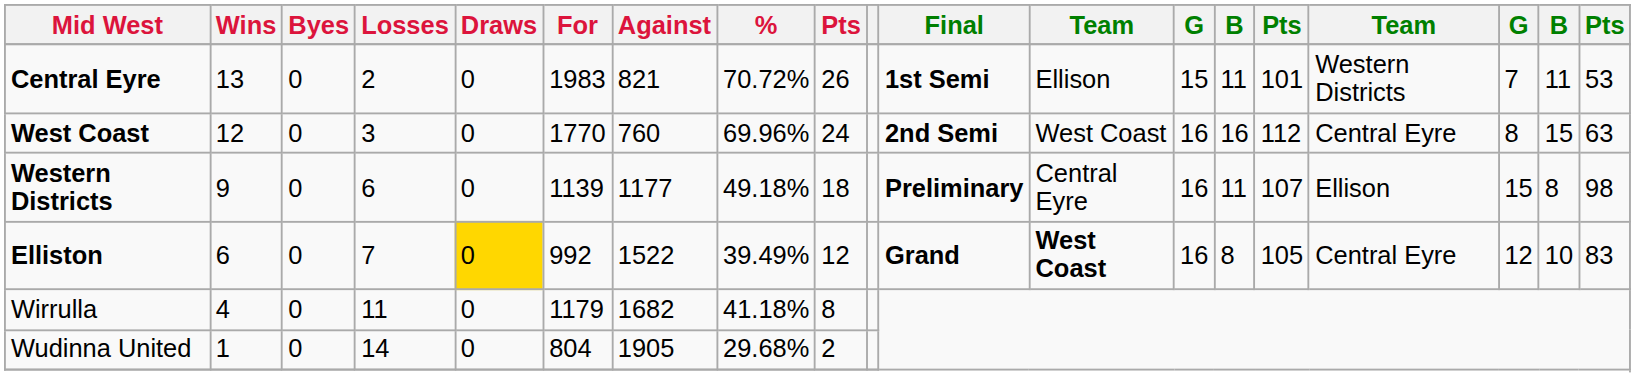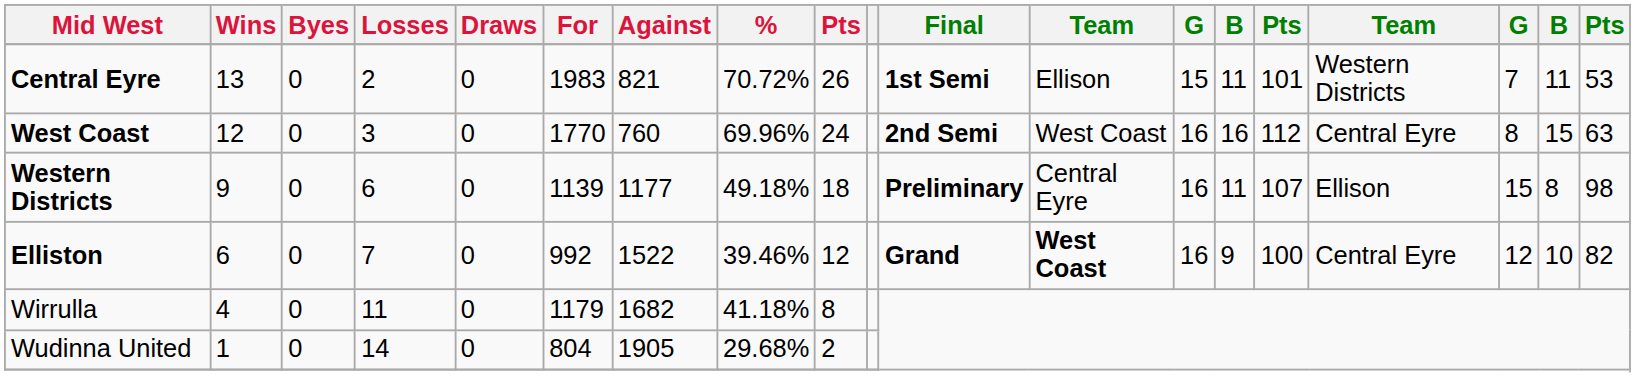(468, 255) gold background -> (468, 255) no background
(766, 255) 39.49% -> (766, 255) 39.46%
(1227, 255) 8 -> (1227, 255) 9
(1282, 255) 105 -> (1282, 255) 100
(1599, 255) 83 -> (1599, 255) 82
